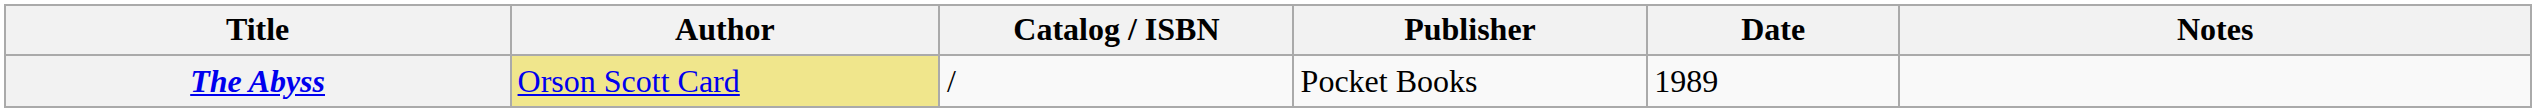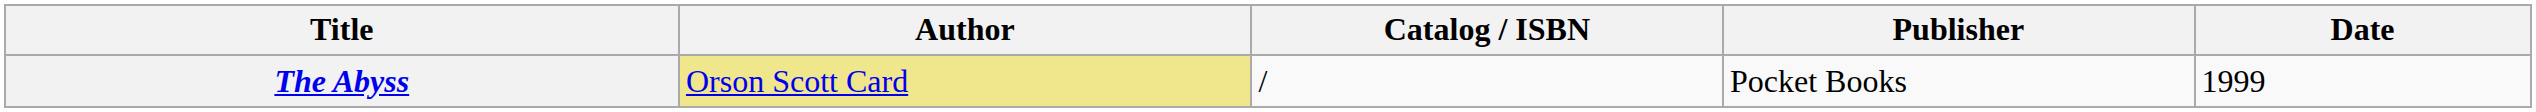- column: (2215, 29)
(1686, 80) 1989 -> (2234, 80) 1999
